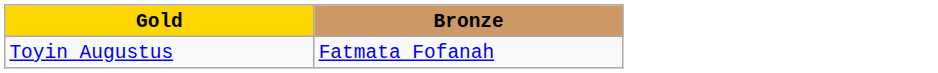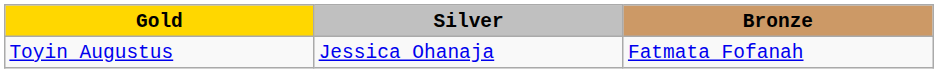+ column: (469, 21)
